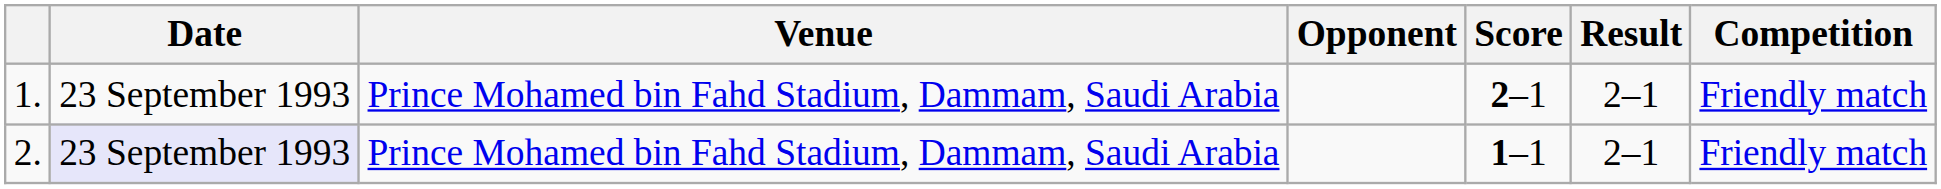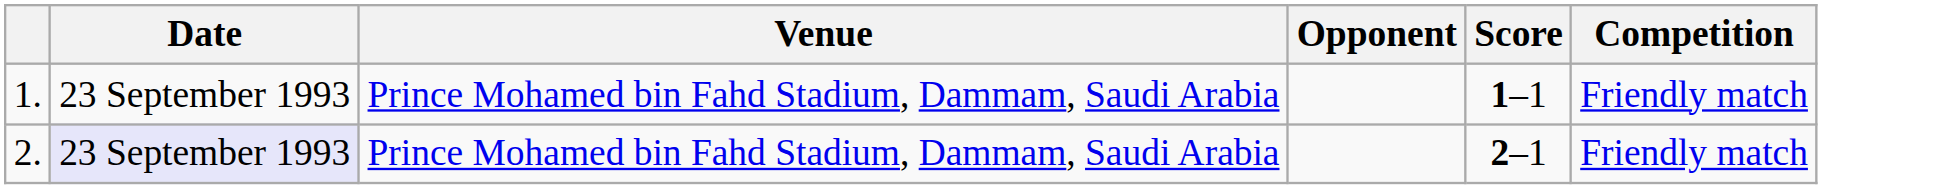- column: (1631, 34)
(1519, 93) 2–1 -> (1519, 93) 1–1
(1519, 152) 1–1 -> (1519, 152) 2–1
